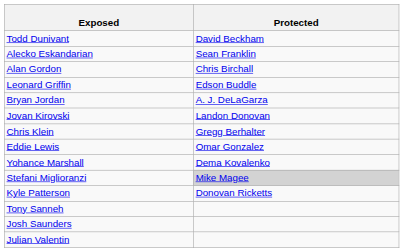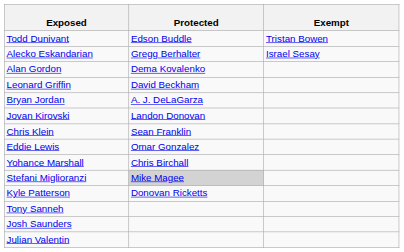+ column: (331, 23)
(230, 38) David Beckham -> (161, 38) Edson Buddle
(226, 54) Sean Franklin -> (166, 54) Gregg Berhalter
(224, 69) Chris Birchall -> (168, 69) Dema Kovalenko
(226, 85) Edson Buddle -> (165, 85) David Beckham
(230, 131) Gregg Berhalter -> (161, 131) Sean Franklin
(233, 162) Dema Kovalenko -> (160, 162) Chris Birchall
